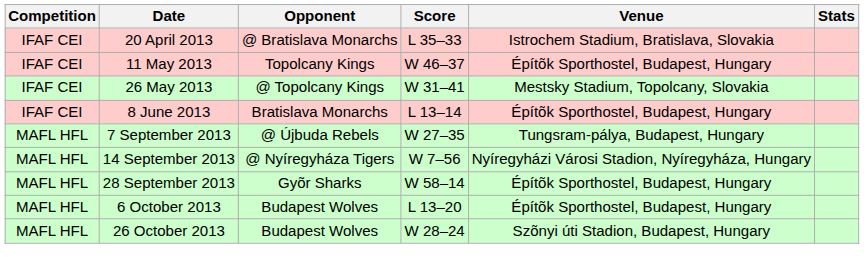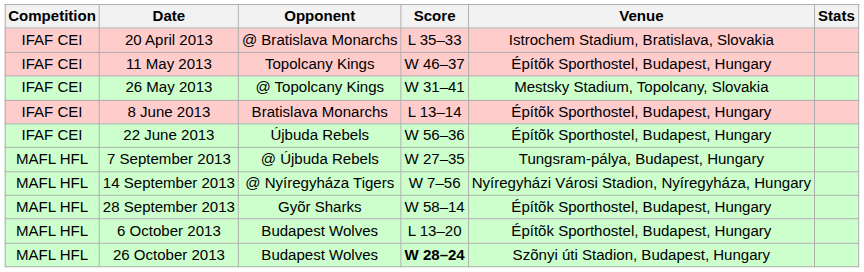+ row: (169, 135)
(435, 231) normal -> (435, 254) bold
